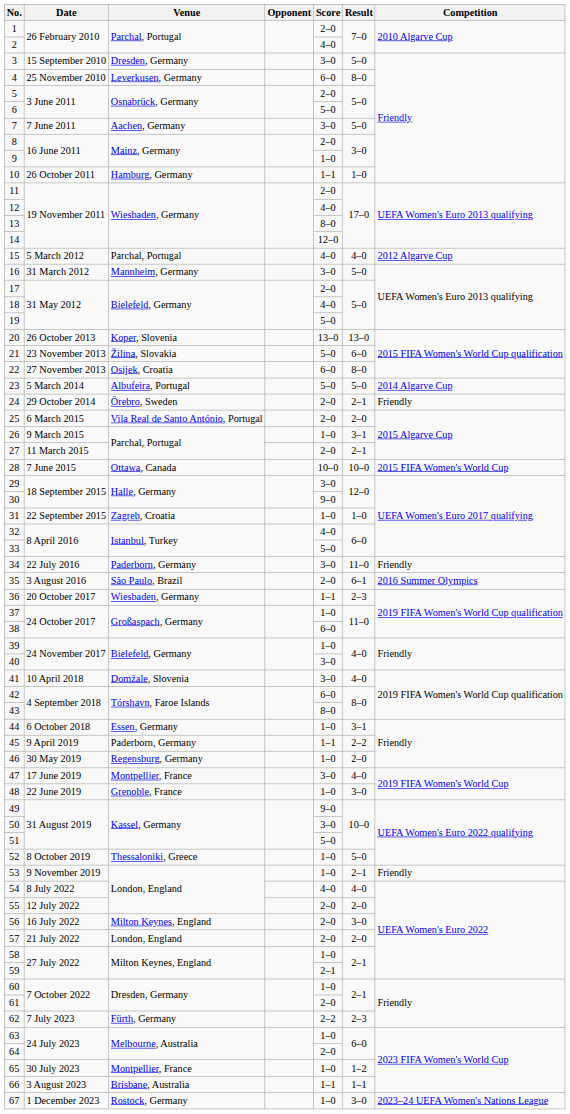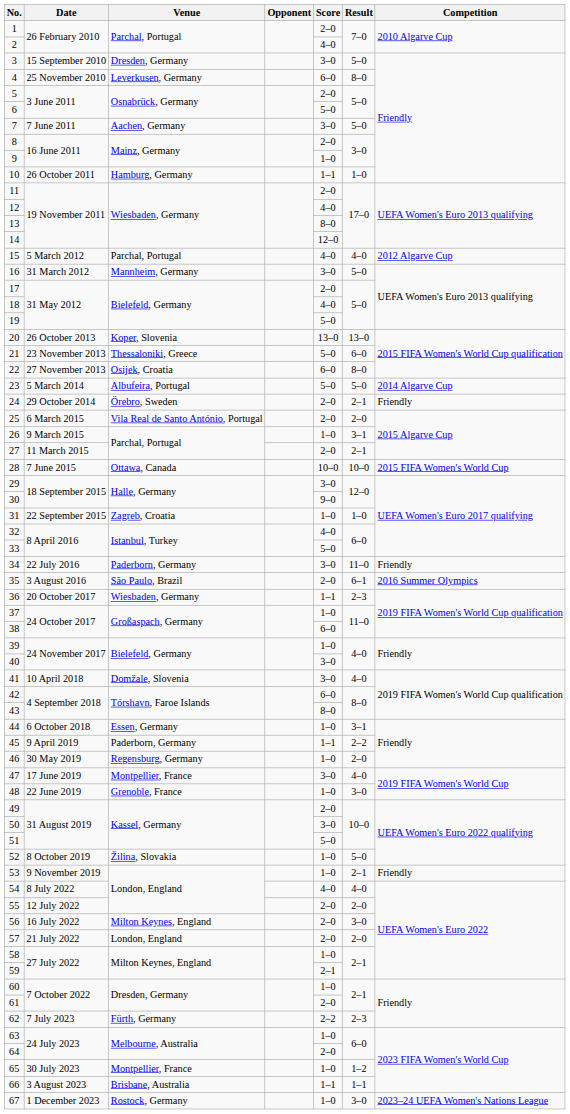(144, 353) Žilina, Slovakia -> (154, 353) Thessaloniki, Greece
(328, 808) 9–0 -> (328, 808) 2–0
(154, 857) Thessaloniki, Greece -> (144, 857) Žilina, Slovakia
